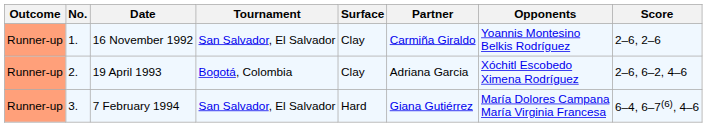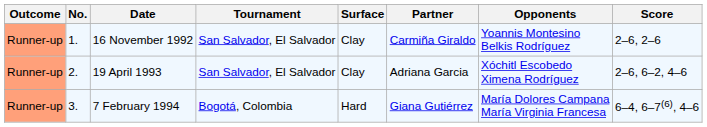(245, 72) Bogotá, Colombia -> (267, 72) San Salvador, El Salvador
(267, 105) San Salvador, El Salvador -> (245, 105) Bogotá, Colombia
